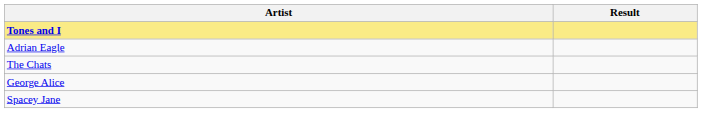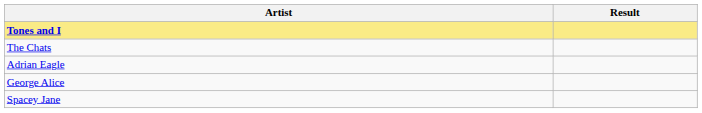rows swapped: (36, 47) <-> (29, 64)
